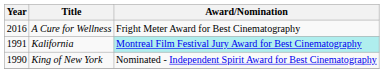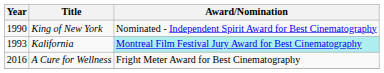rows swapped: (67, 60) <-> (71, 28)
(17, 44) 1991 -> (17, 44) 1993
